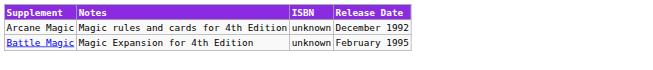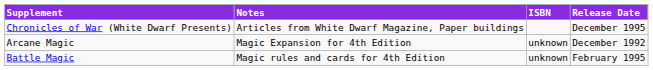+ row: (119, 27)
(183, 27) Magic rules and cards for 4th Edition -> (324, 42) Magic Expansion for 4th Edition
(166, 42) Magic Expansion for 4th Edition -> (341, 58) Magic rules and cards for 4th Edition
